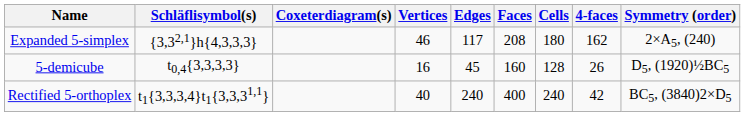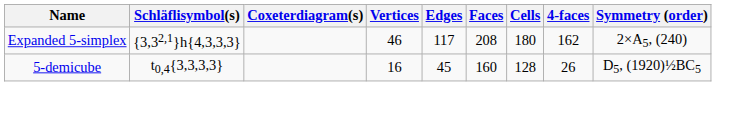- row: (70, 95)
